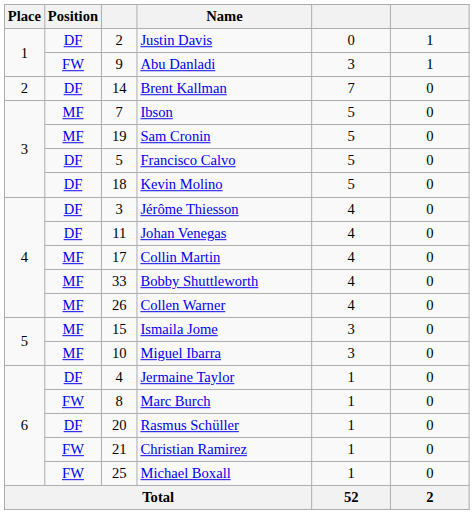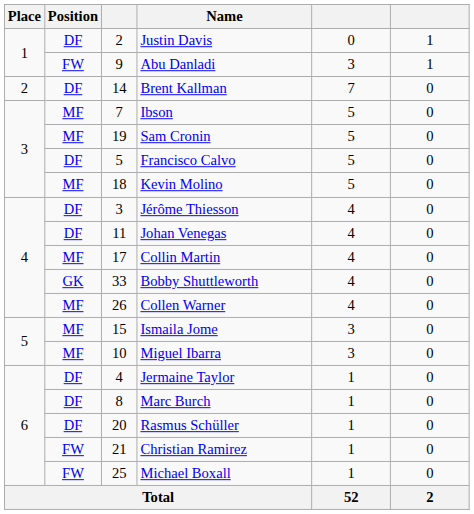(73, 185) DF -> (73, 185) MF
(73, 281) MF -> (73, 281) GK
(73, 401) FW -> (73, 401) DF
